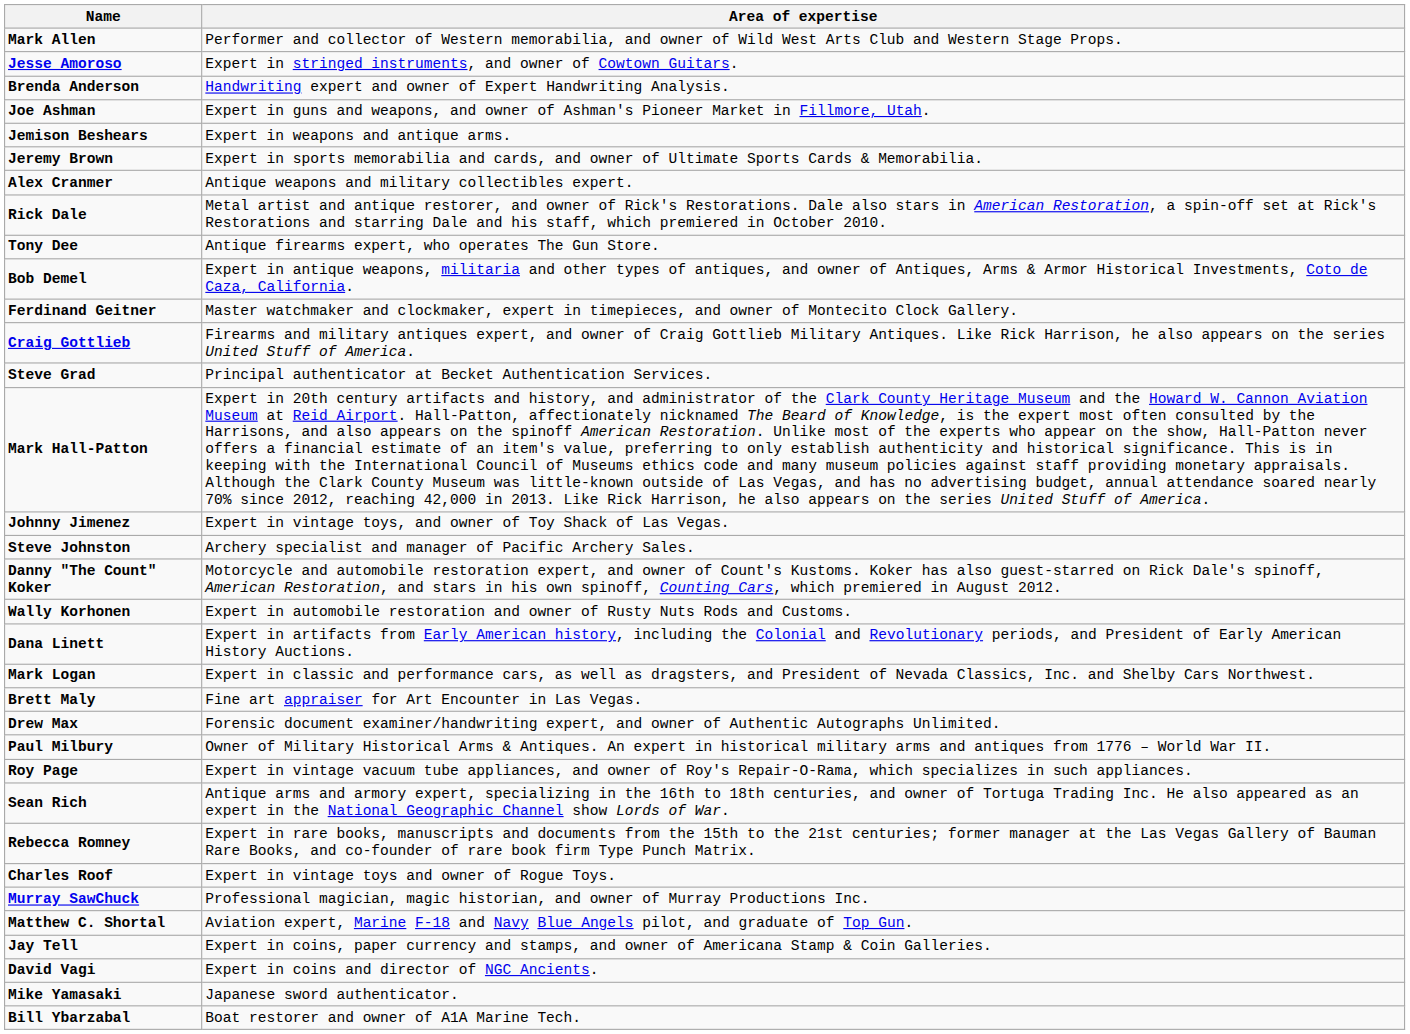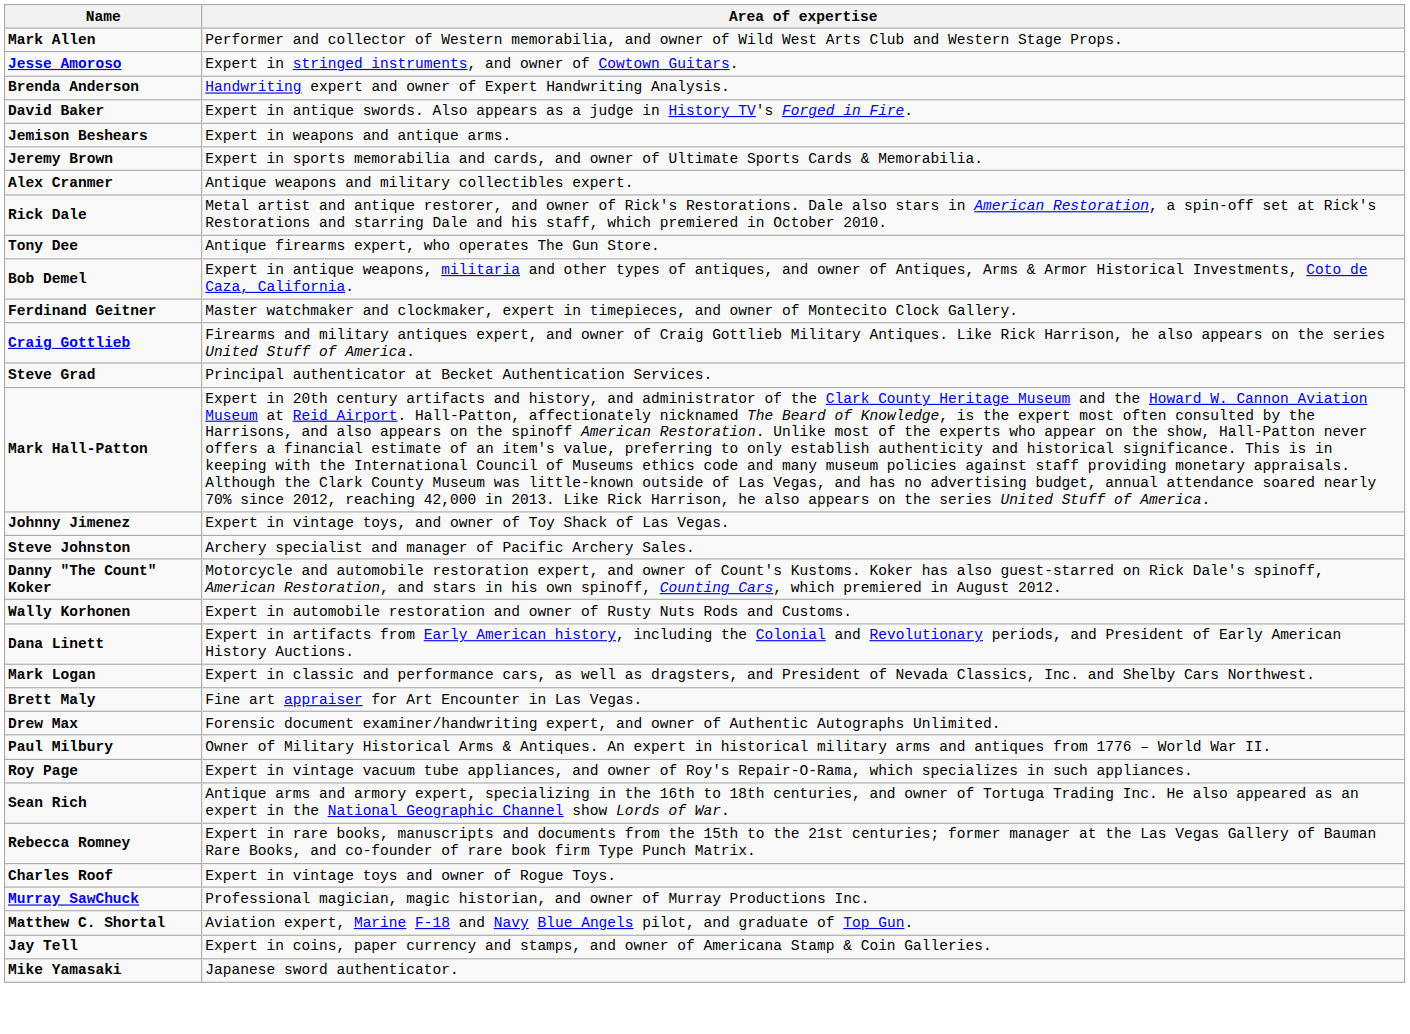- row: (52, 111)
+ row: (56, 111)
- row: (52, 970)
- row: (69, 1018)
